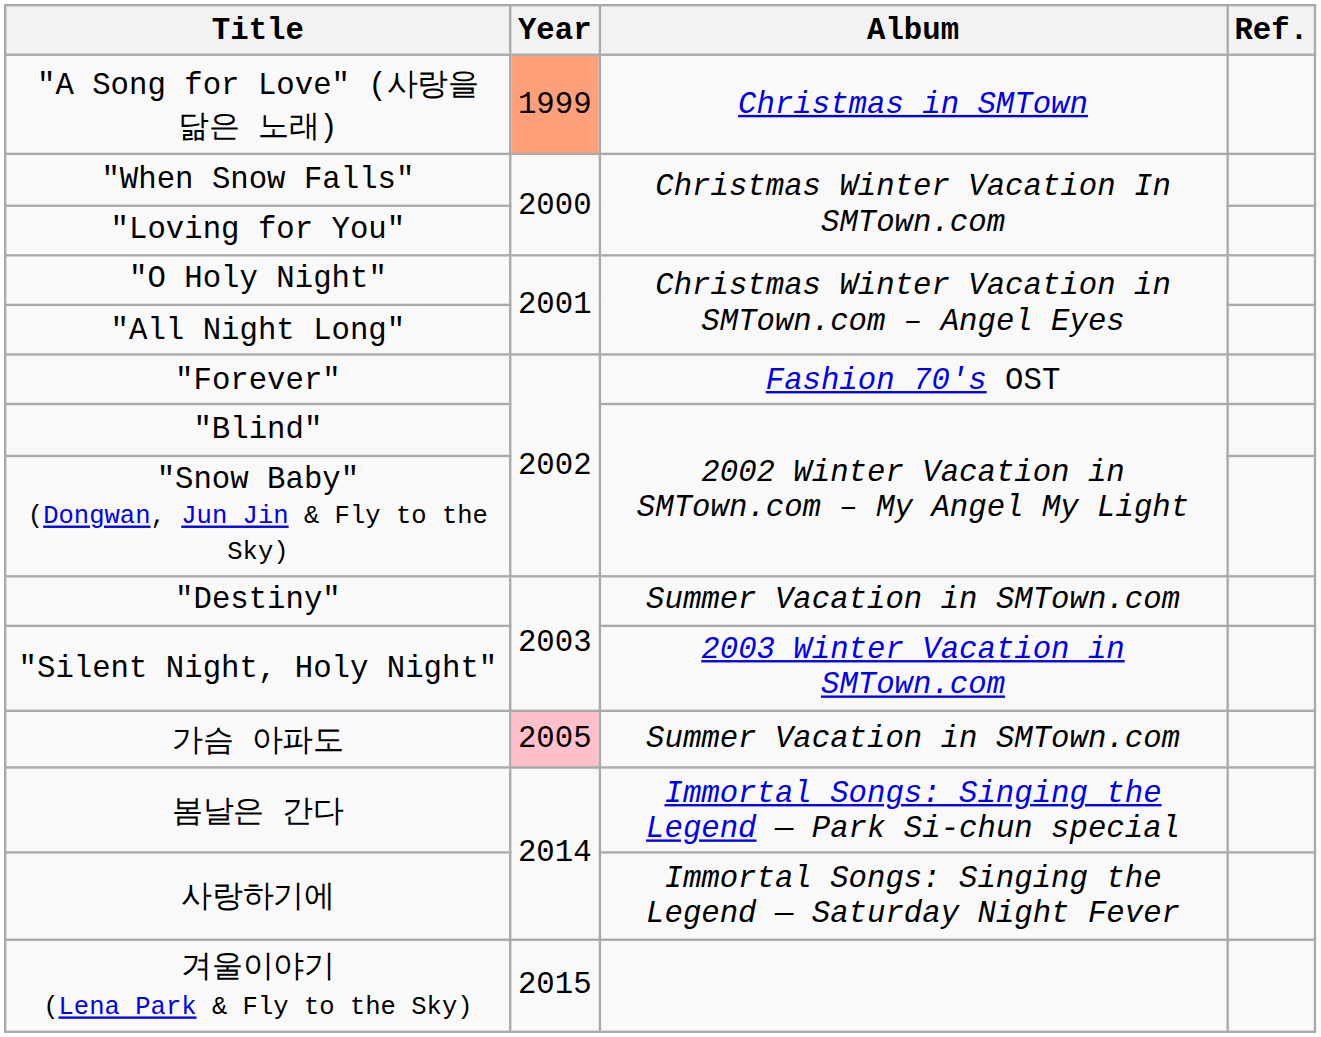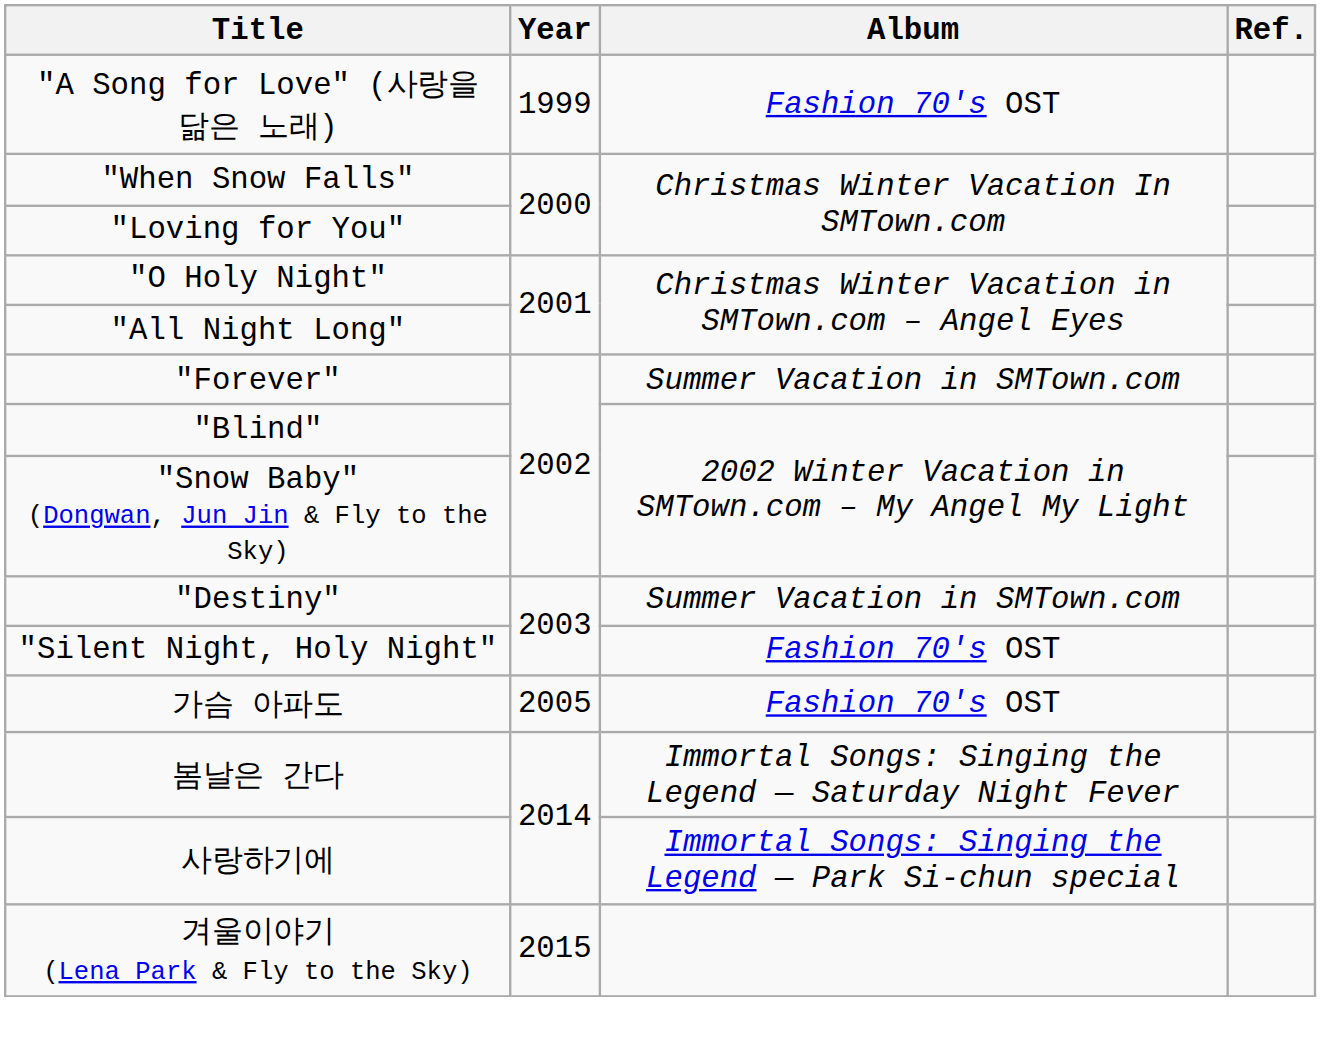(555, 105) lightsalmon background -> (555, 105) no background
(913, 105) Christmas in SMTown -> (913, 105) Fashion 70's OST
(913, 380) Fashion 70's OST -> (913, 380) Summer Vacation in SMTown.com
(913, 668) 2003 Winter Vacation in SMTown.com -> (913, 651) Fashion 70's OST
(555, 740) pink background -> (555, 704) no background
(913, 740) Summer Vacation in SMTown.com -> (913, 704) Fashion 70's OST
(913, 811) Immortal Songs: Singing the Legend — Park Si-chun special -> (913, 775) Immortal Songs: Singing the Legend — Saturday Night Fever
(913, 896) Immortal Songs: Singing the Legend — Saturday Night Fever -> (913, 861) Immortal Songs: Singing the Legend — Park Si-chun special
